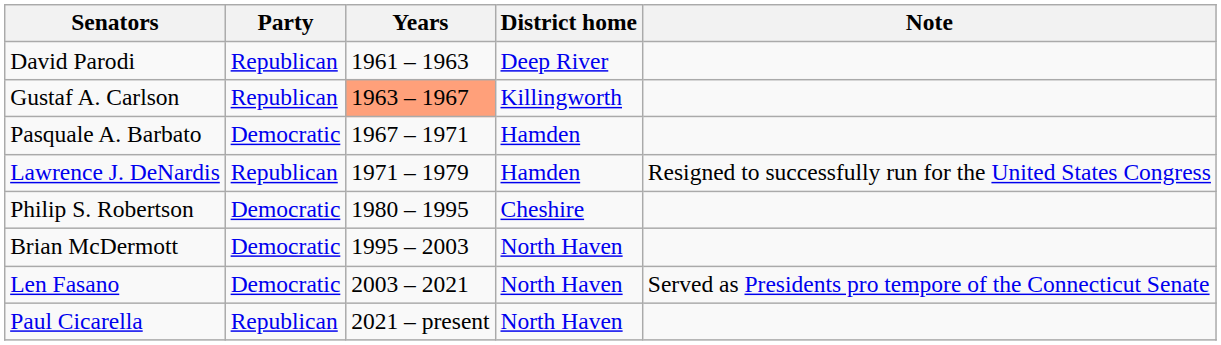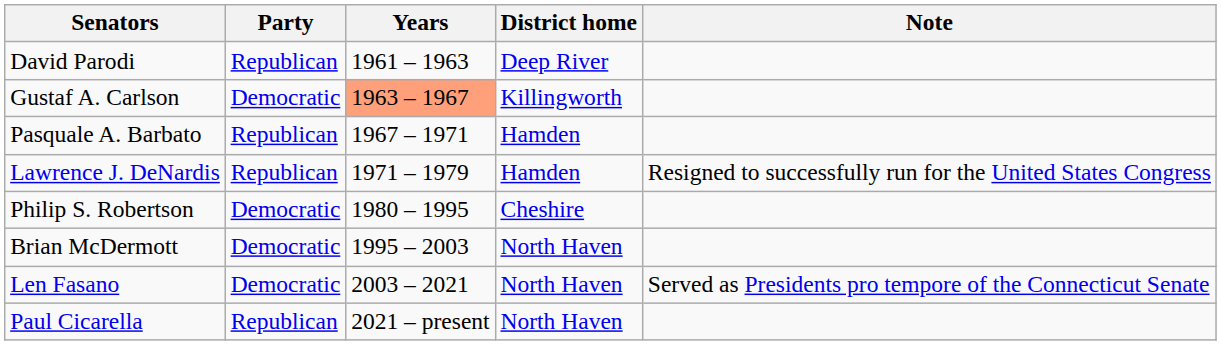(284, 97) Republican -> (285, 97) Democratic
(285, 135) Democratic -> (284, 135) Republican
